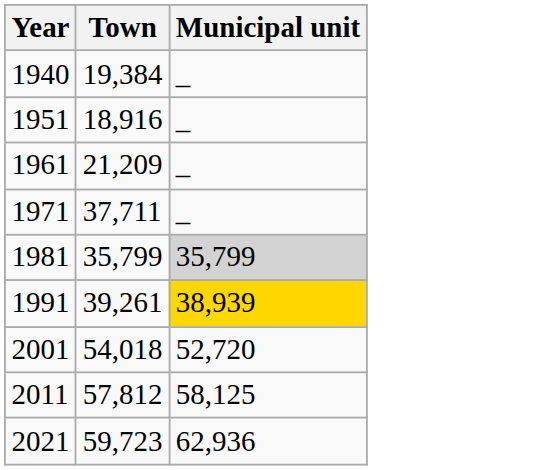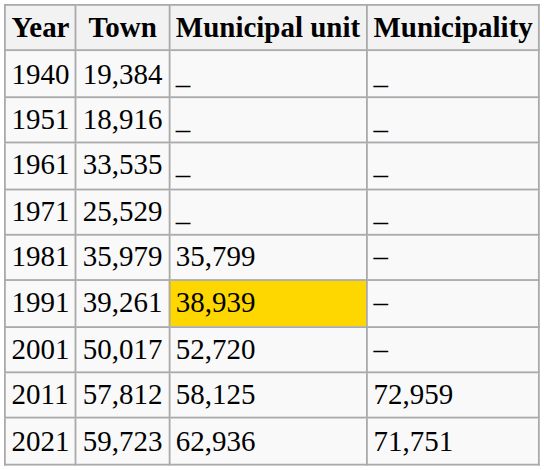+ column: (453, 27)
(123, 165) 21,209 -> (123, 165) 33,535
(122, 211) 37,711 -> (123, 211) 25,529
(123, 257) 35,799 -> (123, 257) 35,979
(216, 257) lightgrey background -> (216, 257) no background
(123, 348) 54,018 -> (123, 348) 50,017
